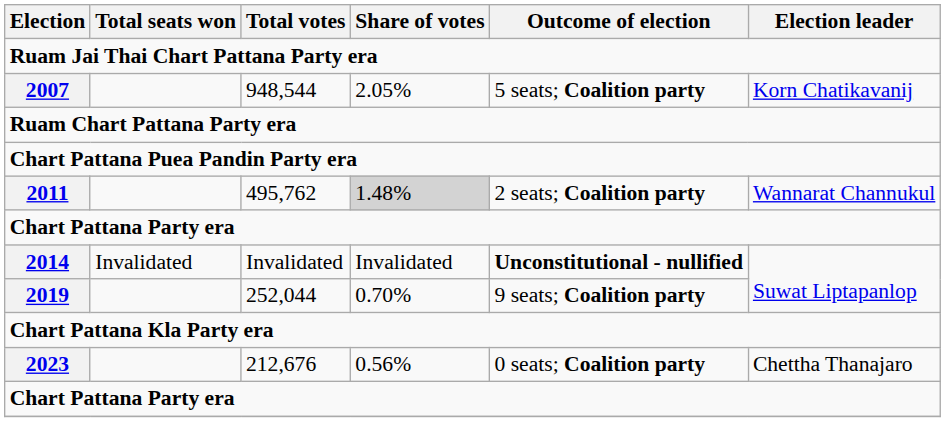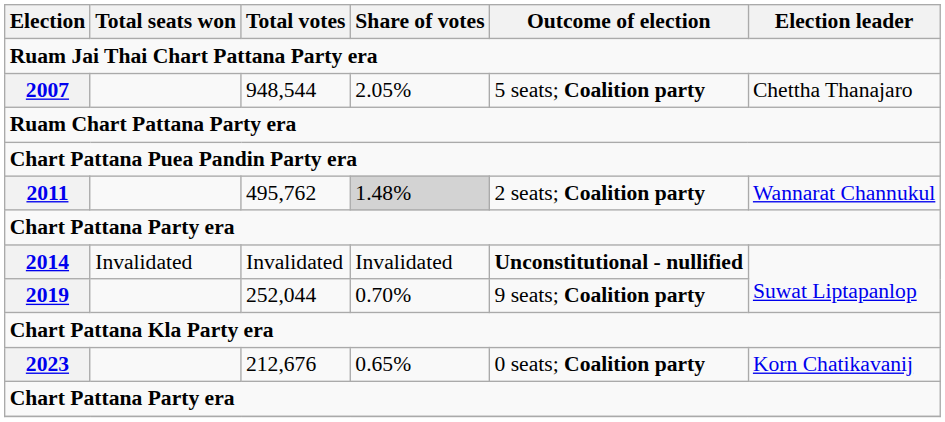(833, 90) Korn Chatikavanij -> (833, 90) Chettha Thanajaro
(383, 364) 0.56% -> (383, 364) 0.65%
(833, 364) Chettha Thanajaro -> (833, 364) Korn Chatikavanij
